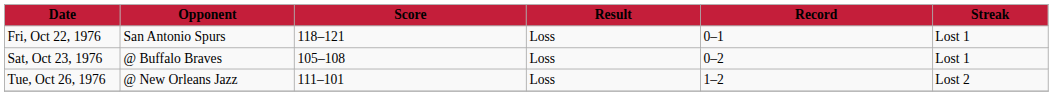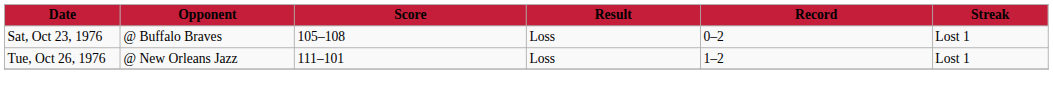- row: (54, 36)
(953, 79) Lost 2 -> (953, 58) Lost 1
